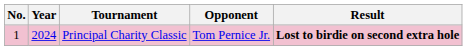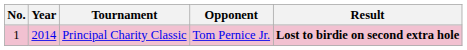(44, 35) 2024 -> (44, 35) 2014
